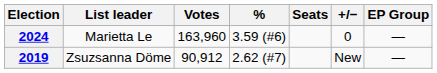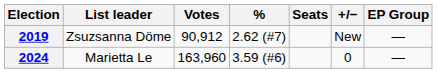rows swapped: (34, 57) <-> (34, 36)
